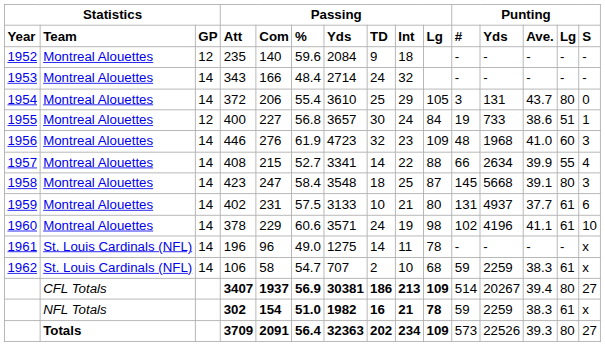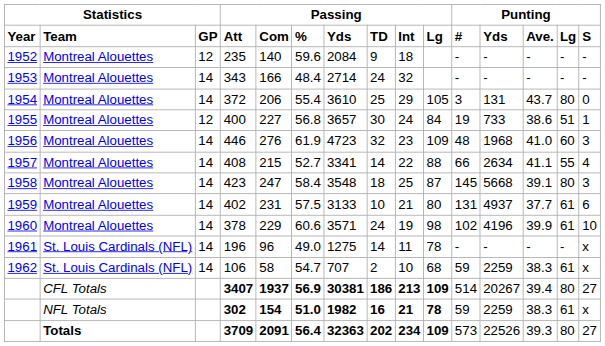(539, 162) 39.9 -> (539, 162) 41.1
(539, 225) 41.1 -> (539, 225) 39.9
